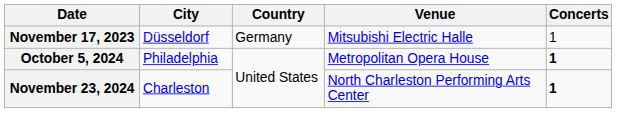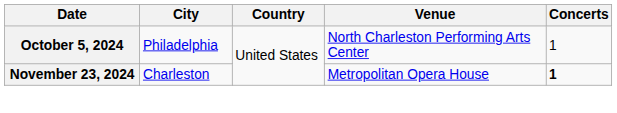- row: (72, 37)
(408, 59) Metropolitan Opera House -> (429, 44) North Charleston Performing Arts Center
(553, 59) bold -> (553, 44) normal
(429, 88) North Charleston Performing Arts Center -> (408, 74) Metropolitan Opera House
